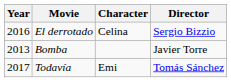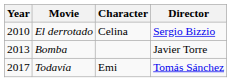(18, 31) 2016 -> (18, 31) 2010
